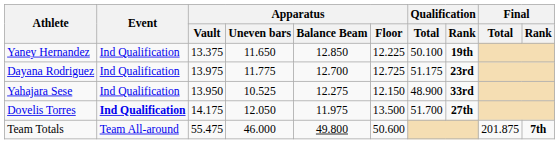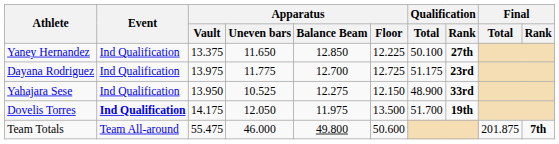(462, 52) 19th -> (462, 52) 27th
(462, 110) 27th -> (462, 110) 19th
